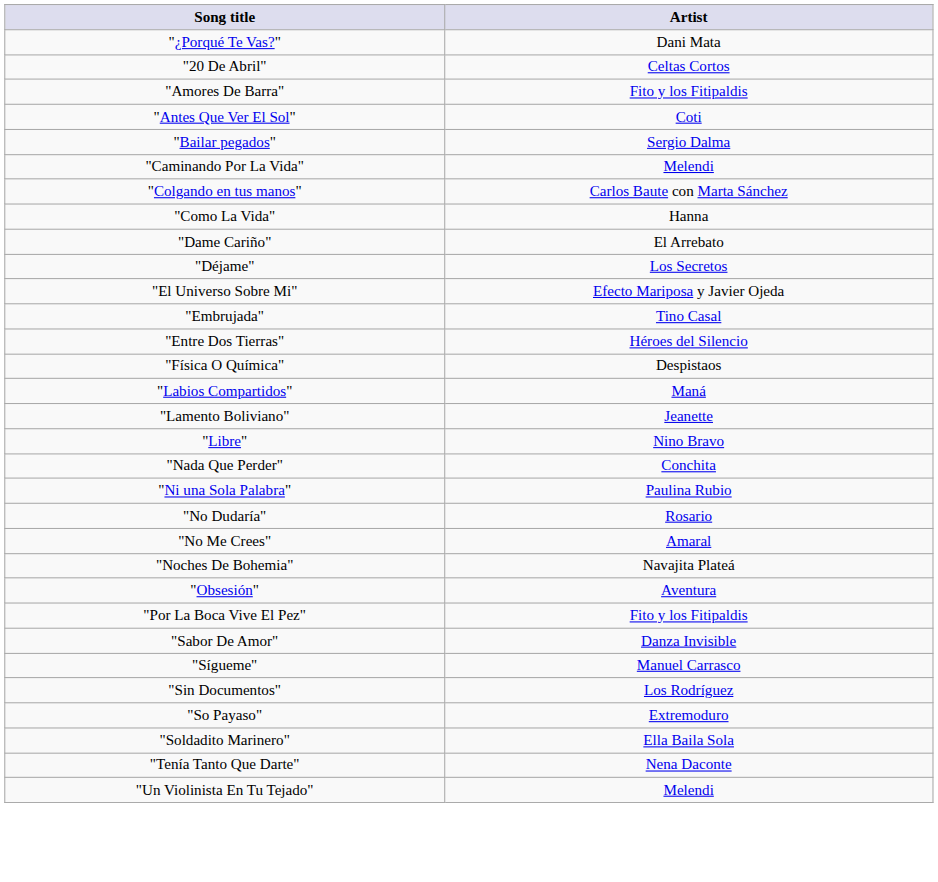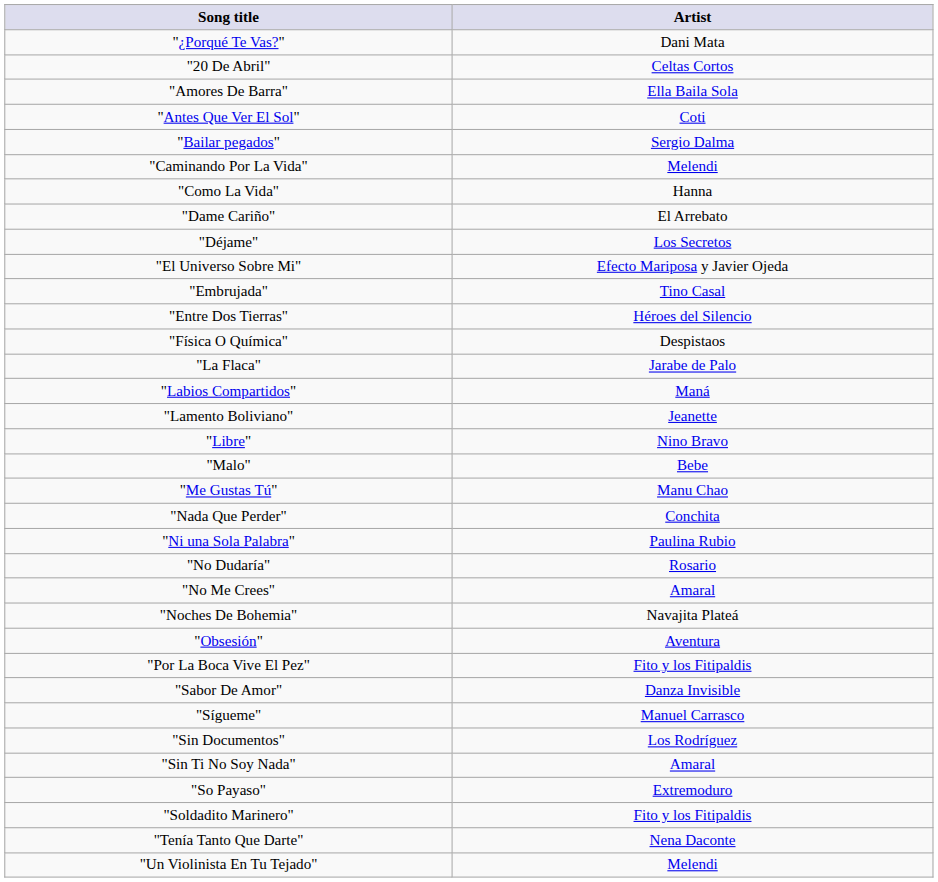(689, 91) Fito y los Fitipaldis -> (693, 91) Ella Baila Sola
- row: (225, 191)
+ row: (229, 366)
+ row: (229, 465)
+ row: (229, 490)
+ row: (229, 765)
(689, 740) Ella Baila Sola -> (693, 814) Fito y los Fitipaldis
